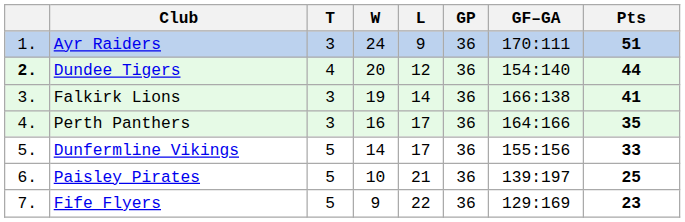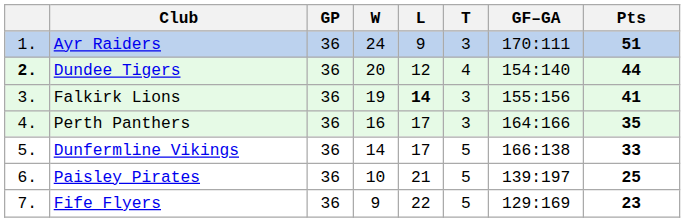columns swapped: (466, 18) <-> (330, 18)
(421, 97) normal -> (421, 97) bold
(536, 97) 166:138 -> (536, 97) 155:156
(536, 150) 155:156 -> (536, 150) 166:138
